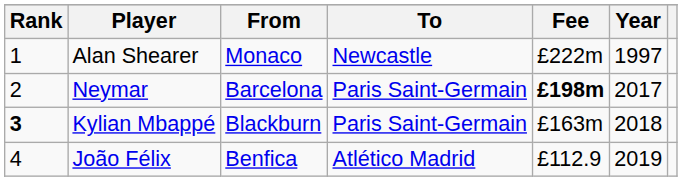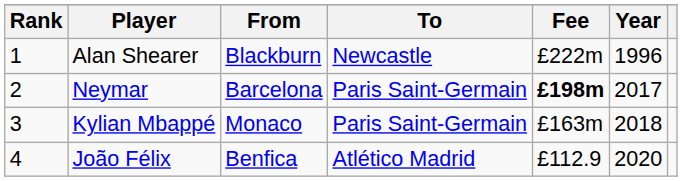(264, 55) Monaco -> (273, 55) Blackburn
(638, 55) 1997 -> (638, 55) 1996
(16, 124) bold -> (16, 124) normal
(273, 124) Blackburn -> (264, 124) Monaco
(638, 158) 2019 -> (638, 158) 2020
